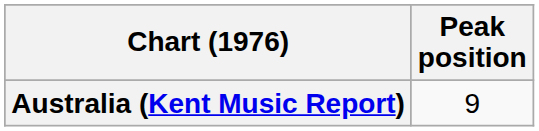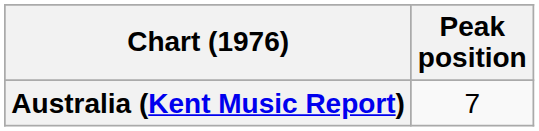(472, 102) 9 -> (472, 102) 7
